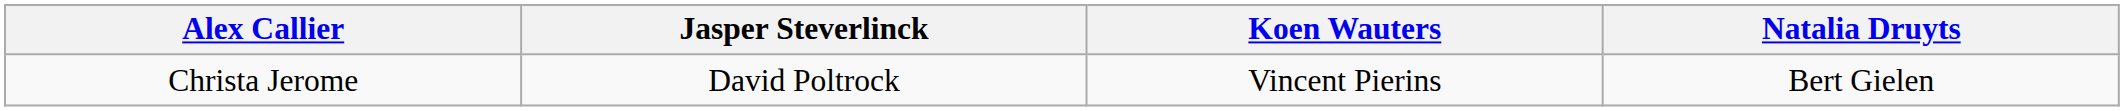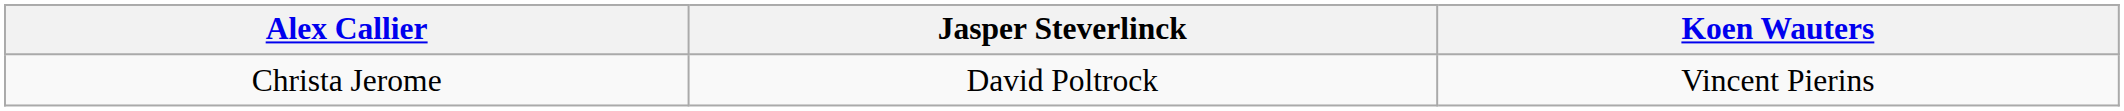- column: (1861, 29)
